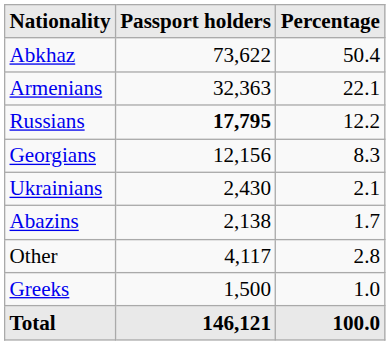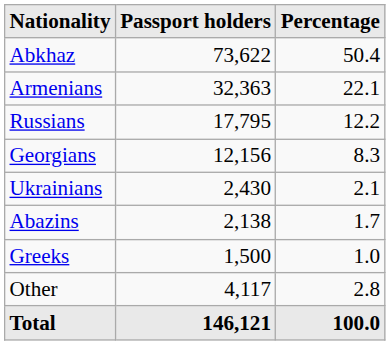(242, 121) bold -> (242, 121) normal
rows swapped: (39, 289) <-> (34, 255)
